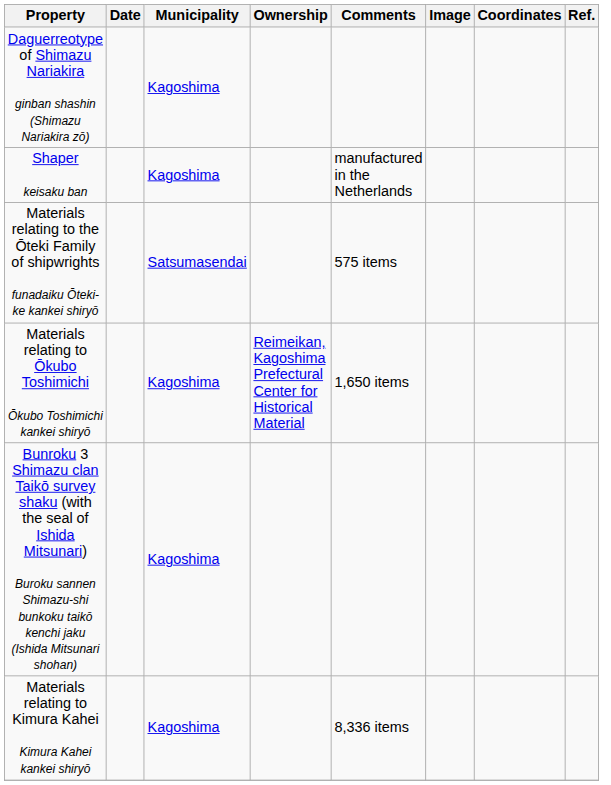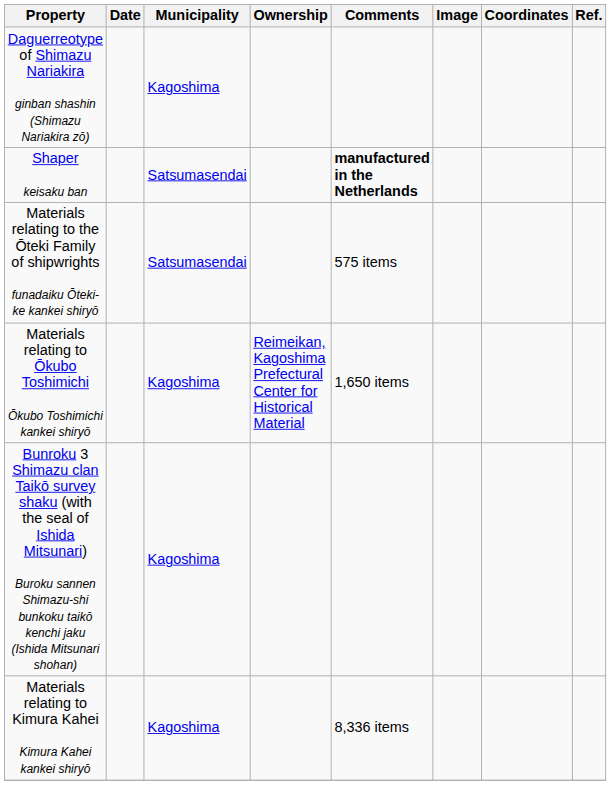(184, 174) Kagoshima -> (197, 174) Satsumasendai
(379, 174) normal -> (382, 174) bold
